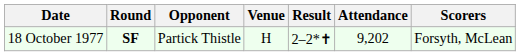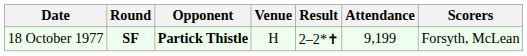(199, 38) normal -> (203, 38) bold
(373, 38) 9,202 -> (380, 38) 9,199
